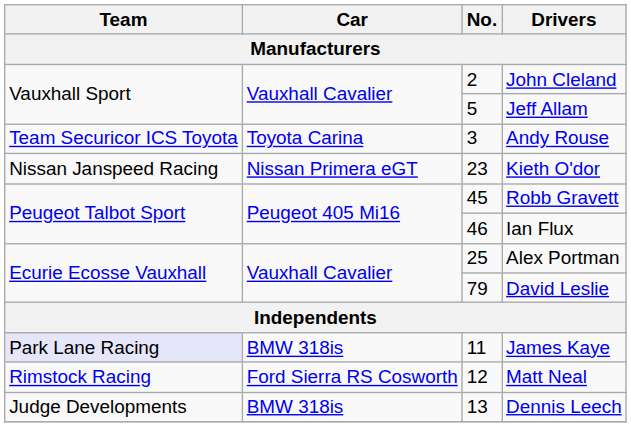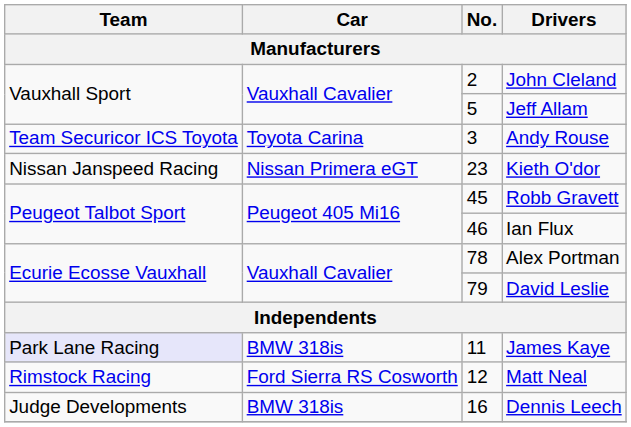(477, 258) 25 -> (477, 258) 78
(477, 407) 13 -> (477, 407) 16
